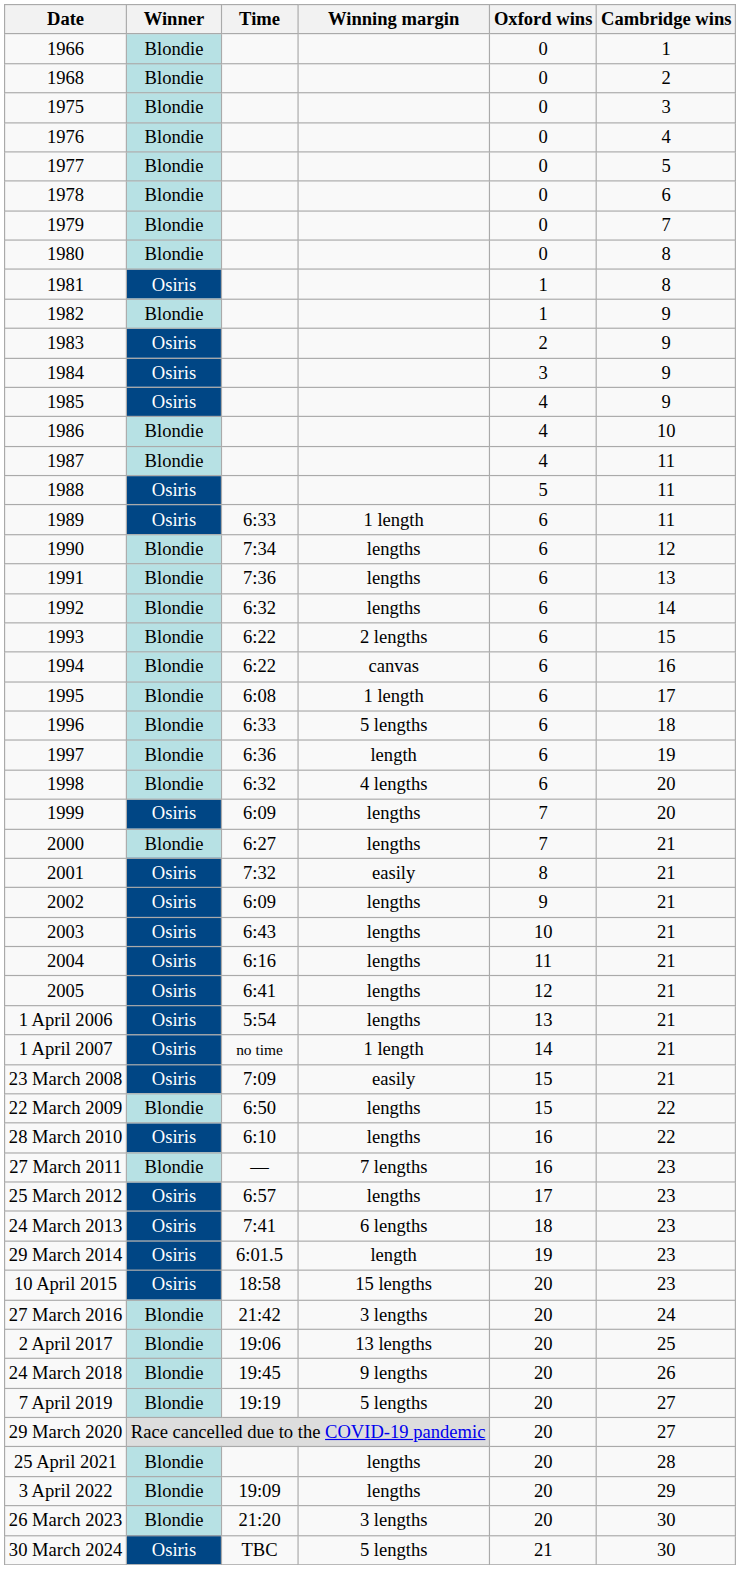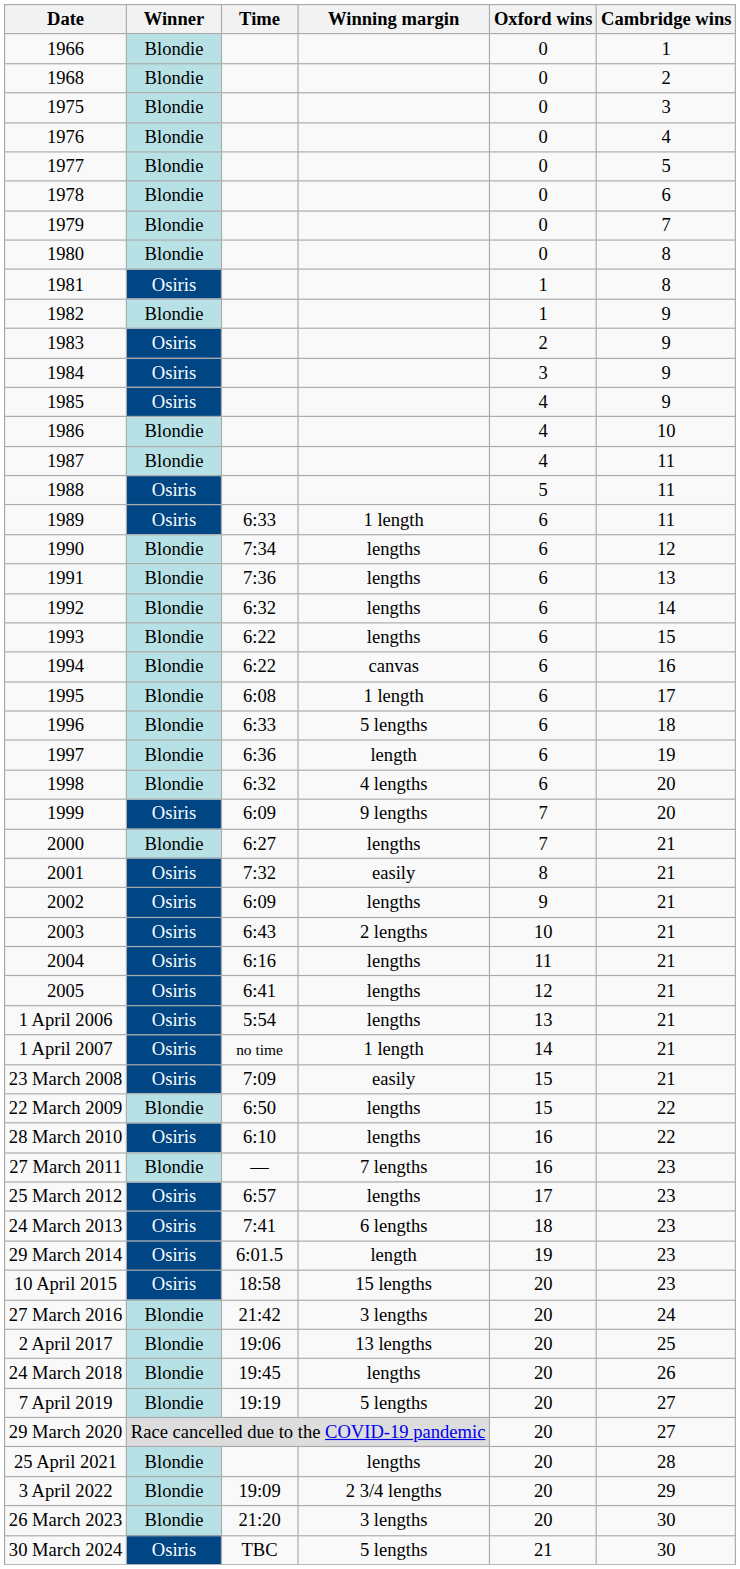(394, 637) 2 lengths -> (394, 637) lengths
(394, 813) lengths -> (394, 813) 9 lengths
(394, 931) lengths -> (394, 931) 2 lengths
(394, 1373) 9 lengths -> (394, 1373) lengths
(394, 1490) lengths -> (394, 1490) 2 3/4 lengths
